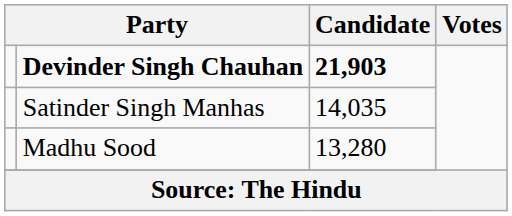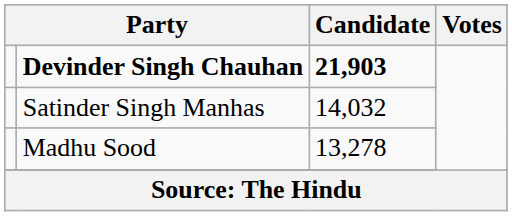(351, 107) 14,035 -> (351, 107) 14,032
(351, 148) 13,280 -> (351, 148) 13,278
